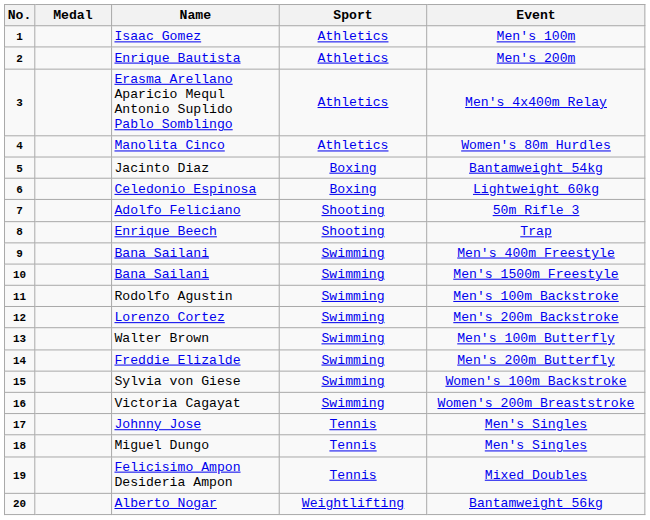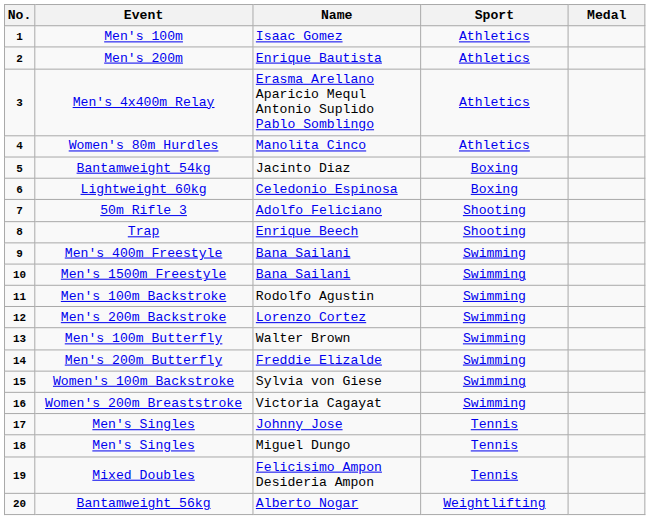columns swapped: (73, 15) <-> (536, 15)
